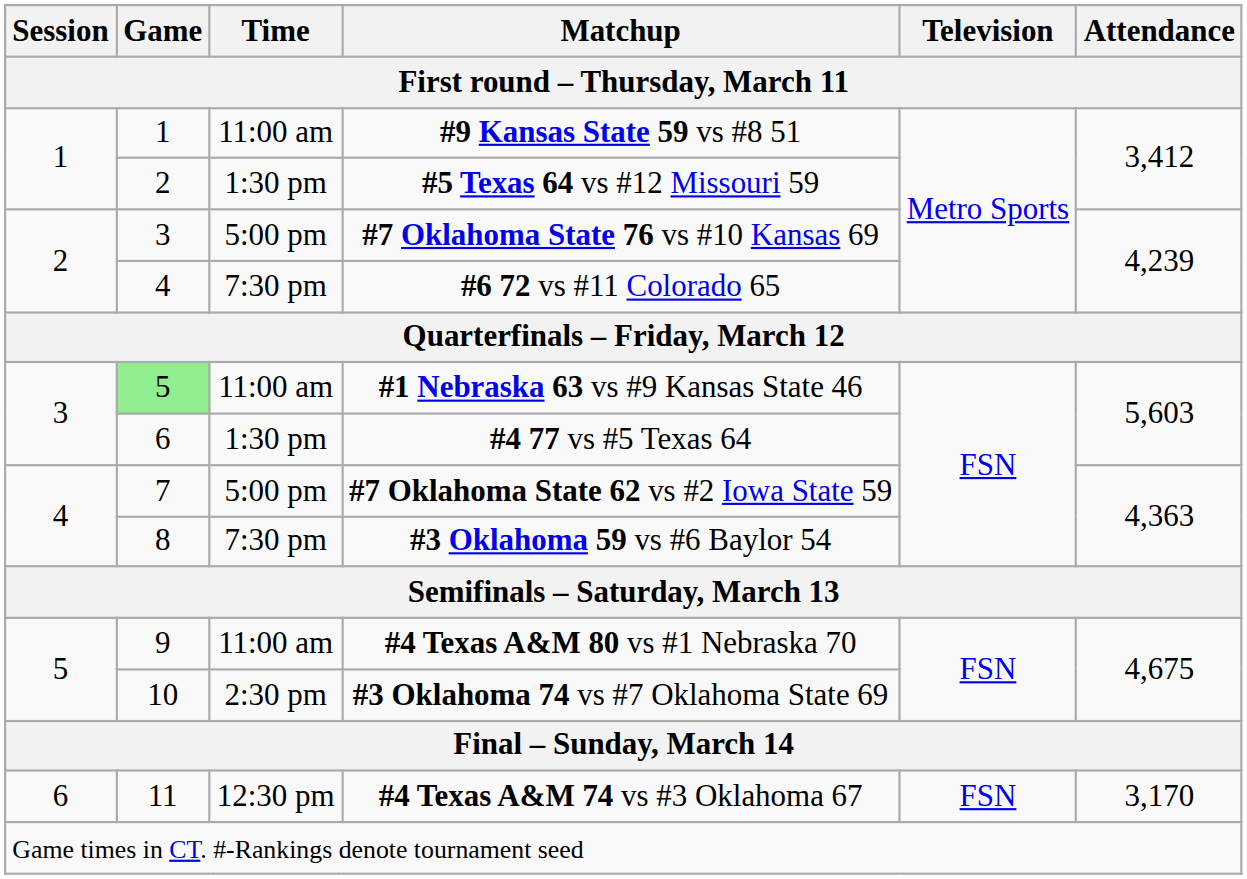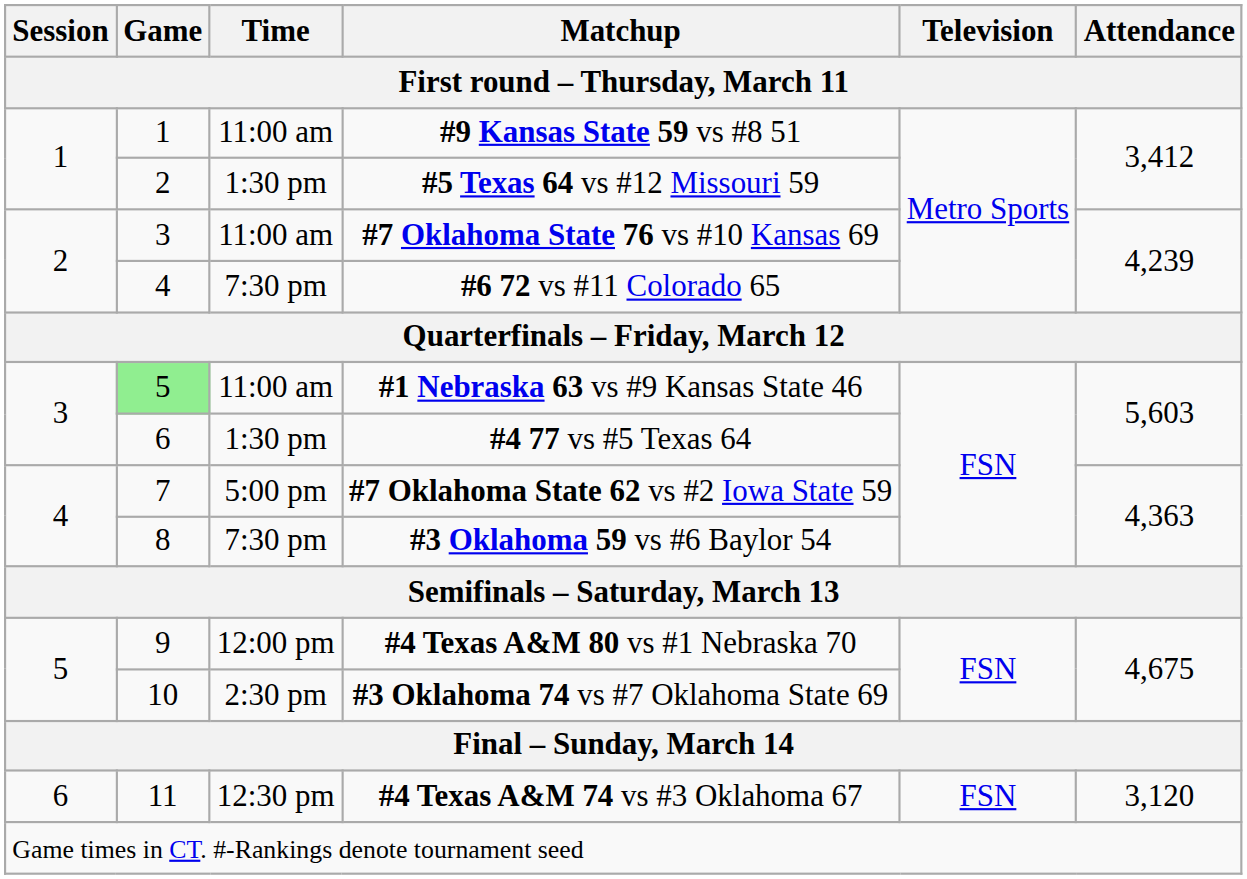(276, 234) 5:00 pm -> (276, 234) 11:00 am
(276, 643) 11:00 am -> (276, 643) 12:00 pm
(1159, 796) 3,170 -> (1159, 796) 3,120
